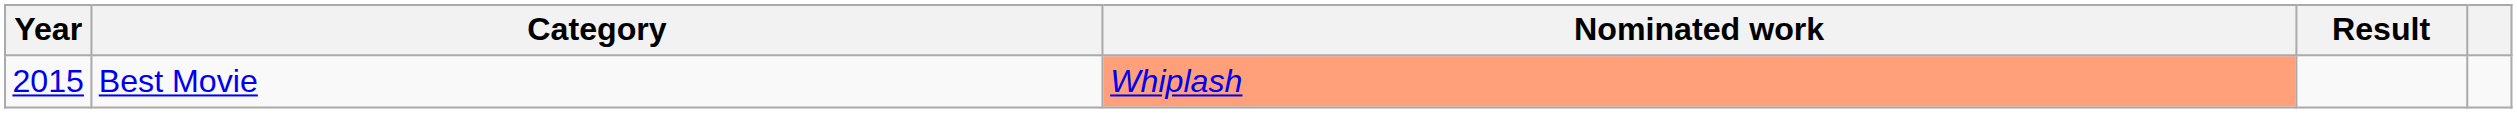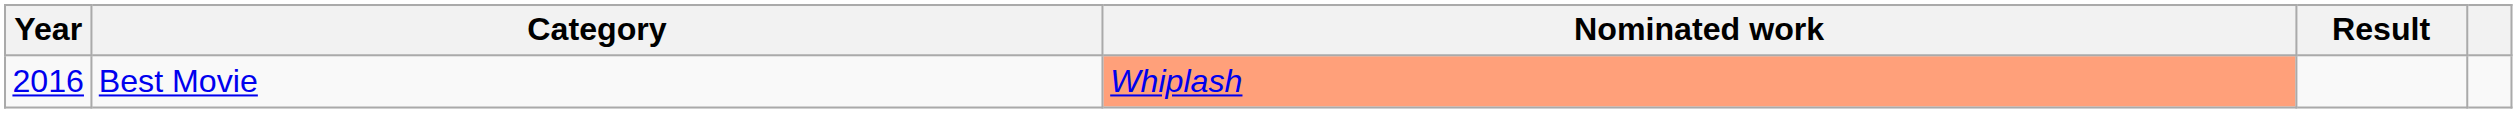(48, 81) 2015 -> (48, 81) 2016
